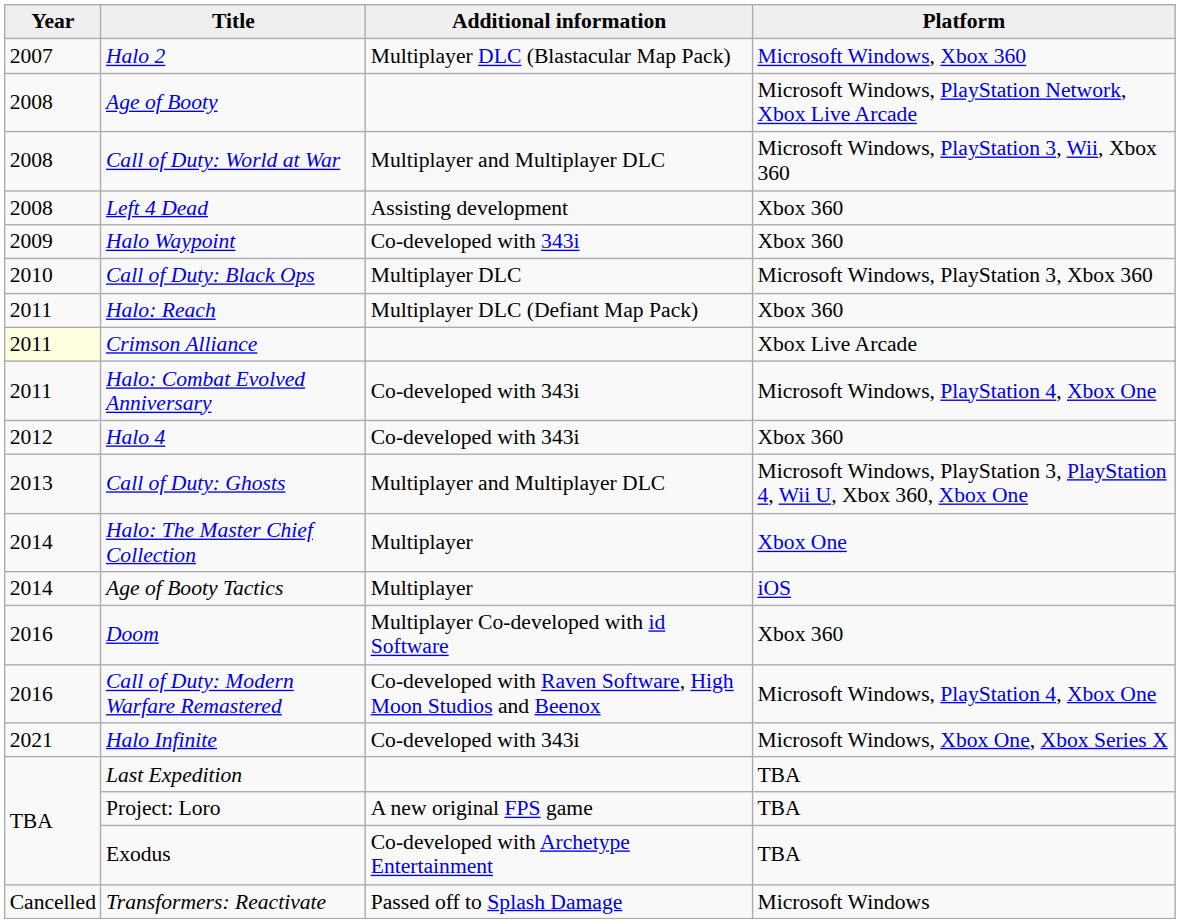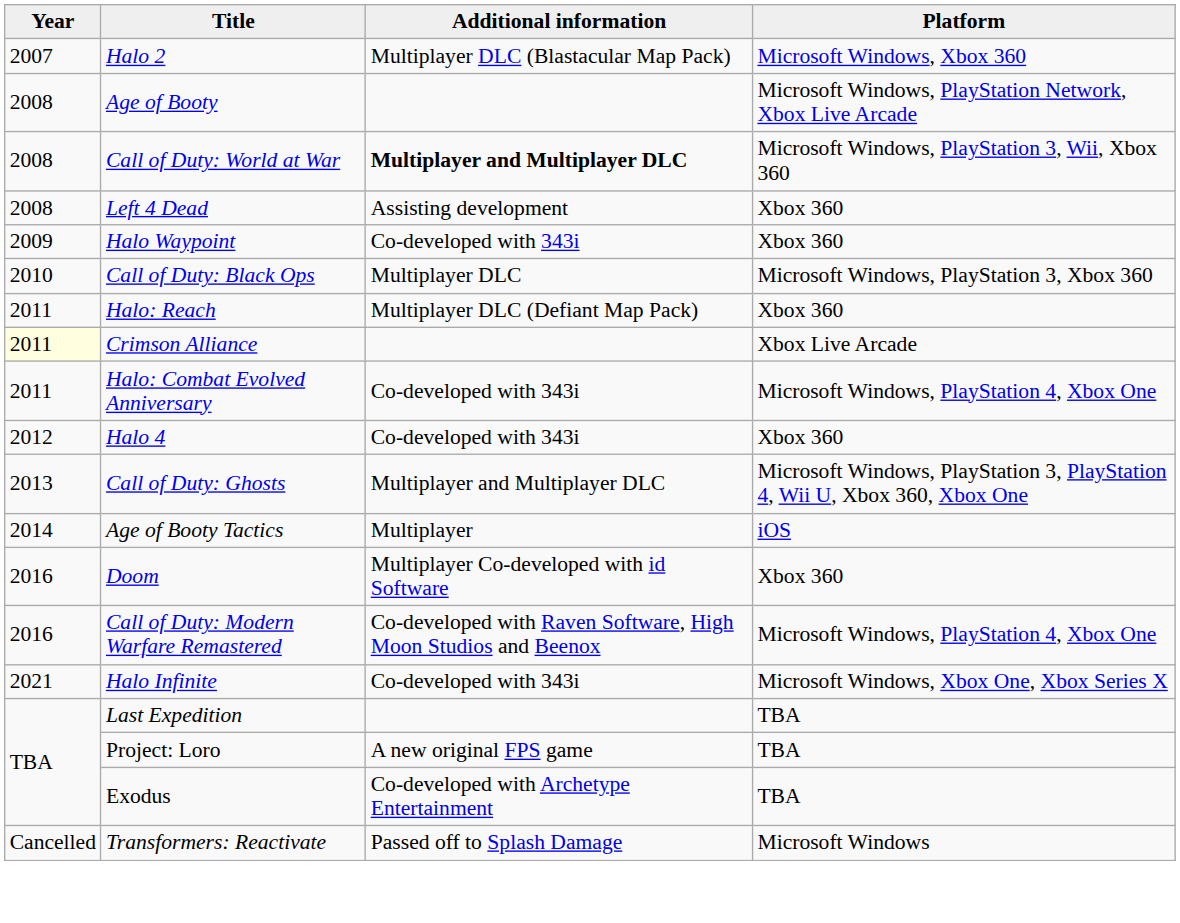(518, 160) normal -> (529, 160) bold
- row: (209, 542)
